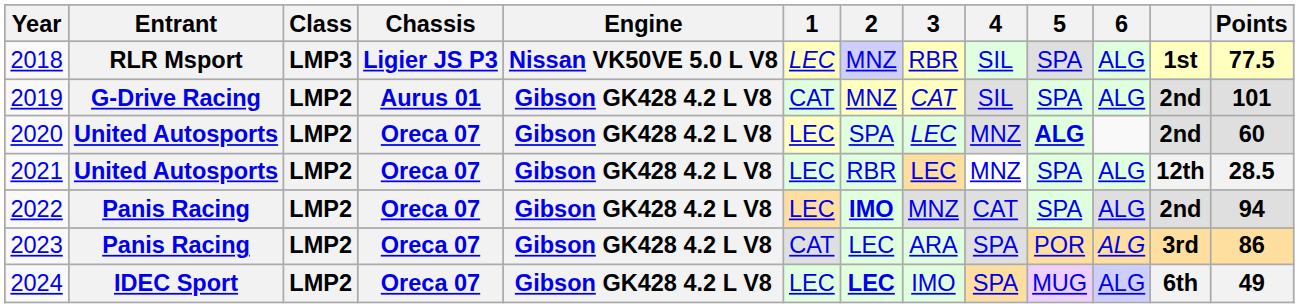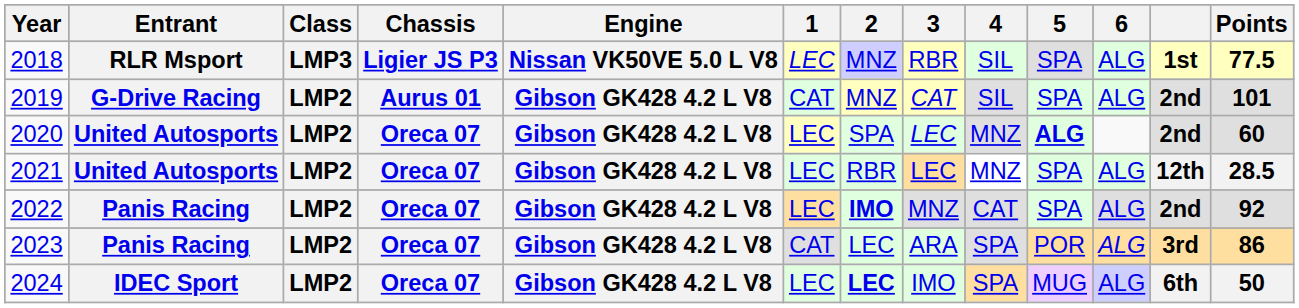(1252, 208) 94 -> (1252, 208) 92
(1252, 283) 49 -> (1252, 283) 50
